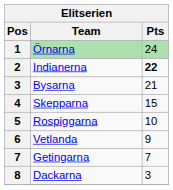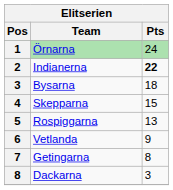(151, 85) 21 -> (151, 85) 18
(151, 121) 10 -> (151, 121) 13
(148, 157) 7 -> (148, 157) 8
